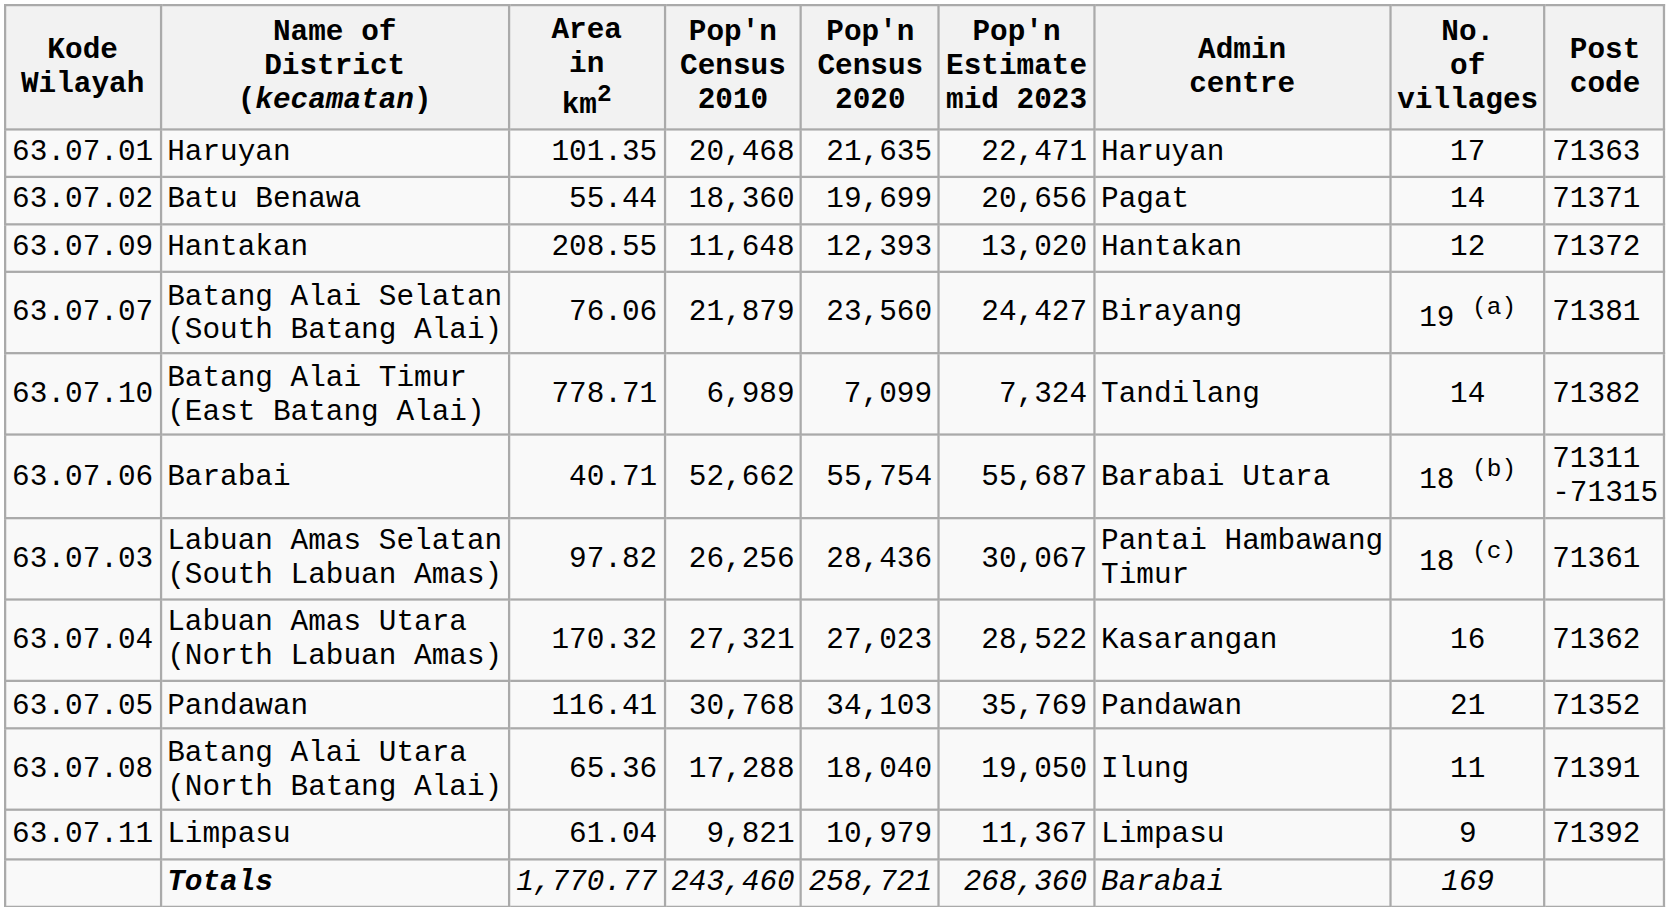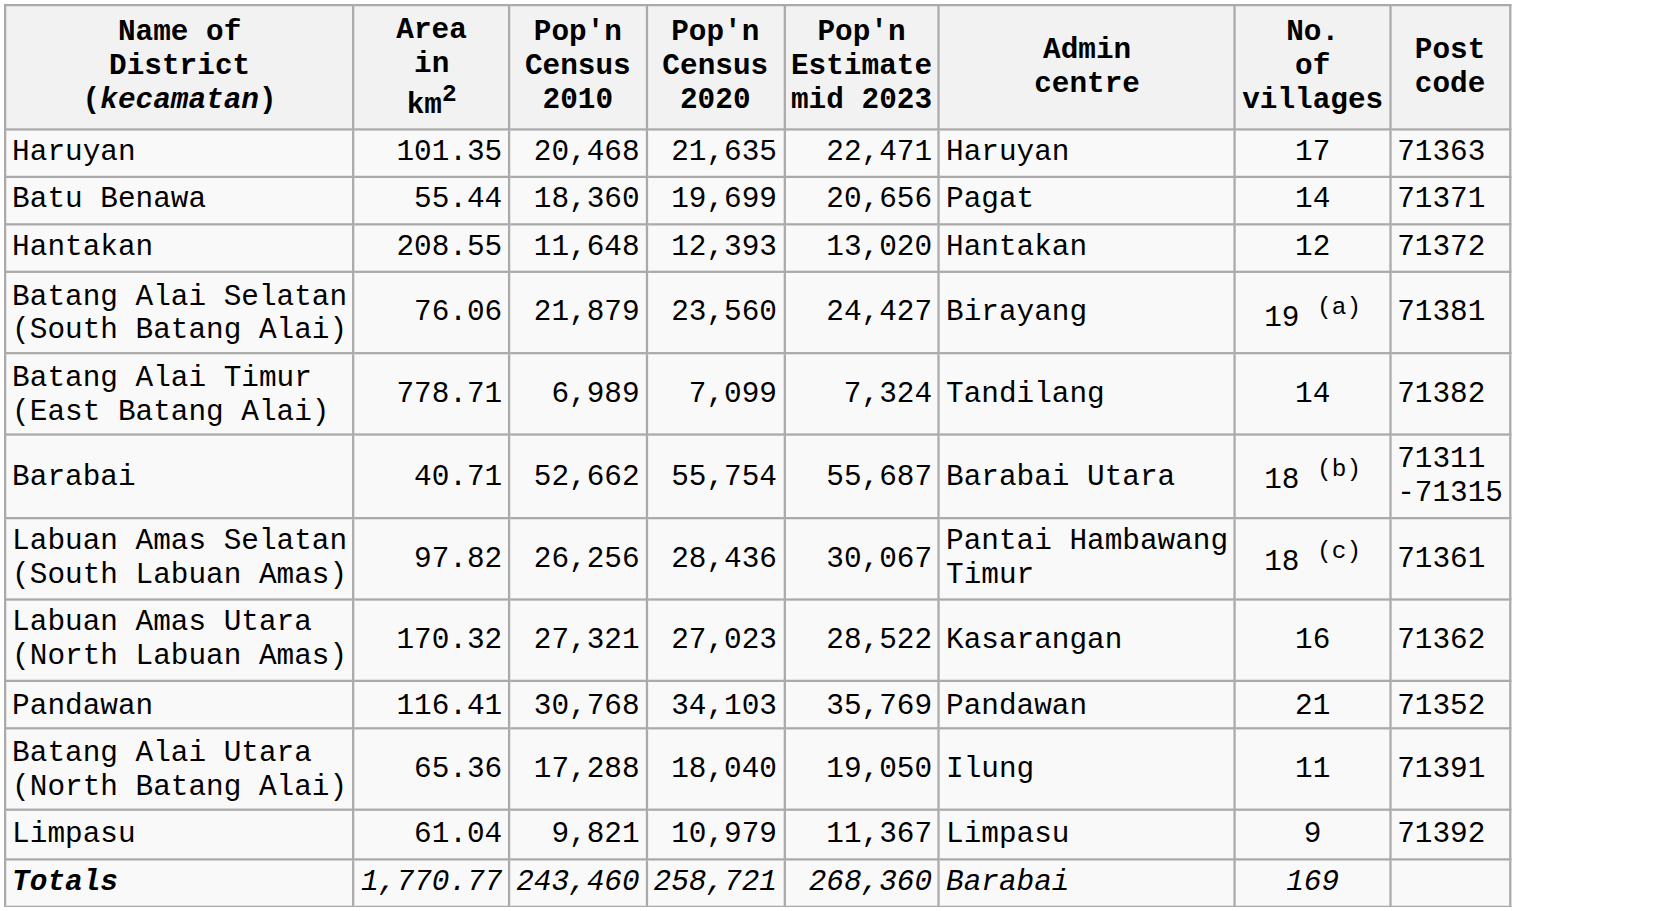- column: (83, 67)
